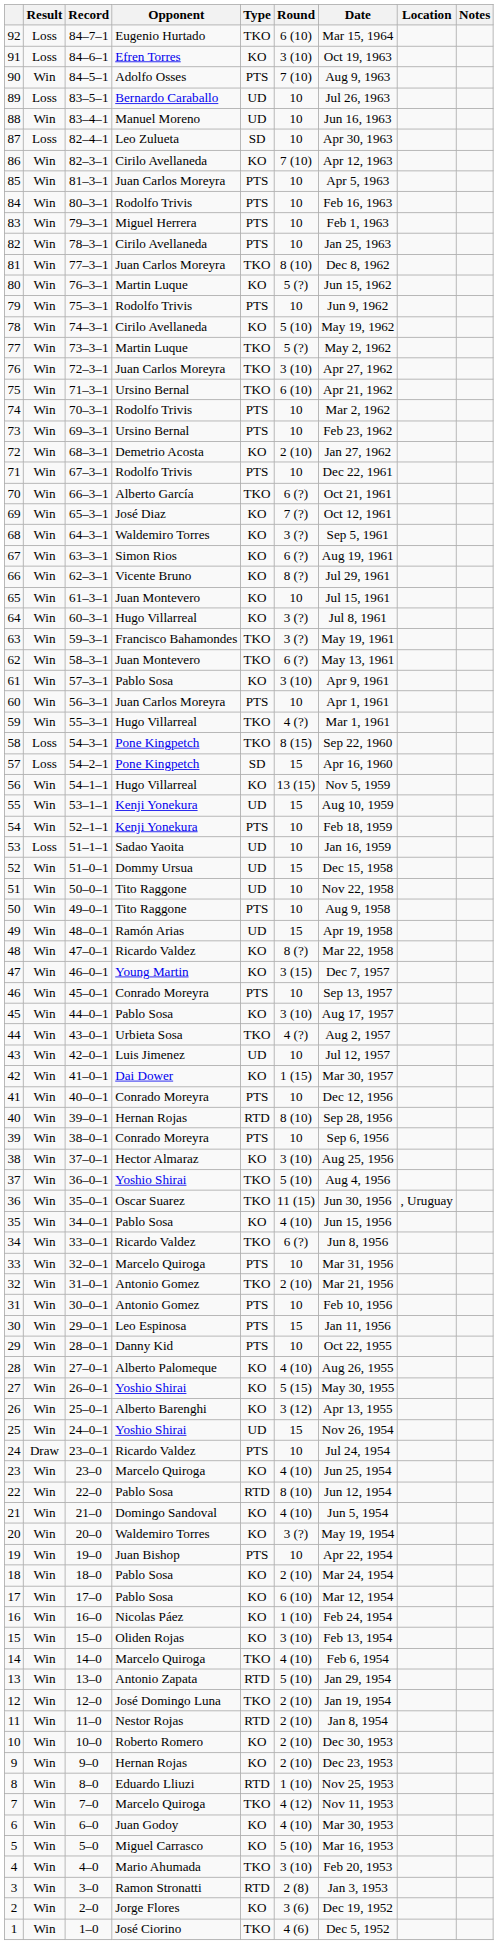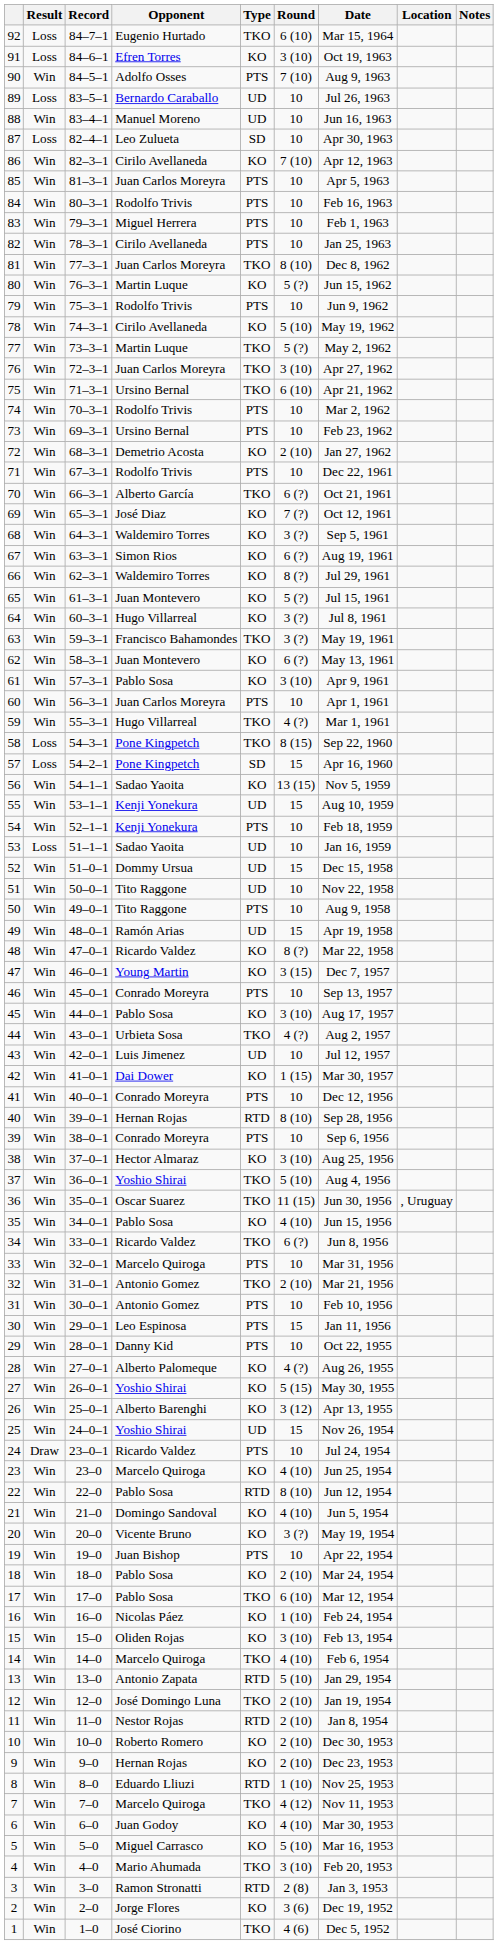(153, 576) Vicente Bruno -> (162, 576) Waldemiro Torres
(296, 597) 10 -> (296, 597) 5 (?)
(257, 659) TKO -> (257, 659) KO
(156, 784) Hugo Villarreal -> (149, 784) Sadao Yaoita
(296, 1367) 4 (10) -> (296, 1367) 4 (?)
(162, 1533) Waldemiro Torres -> (153, 1533) Vicente Bruno
(257, 1596) KO -> (257, 1596) TKO
